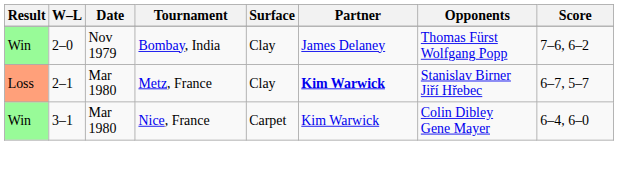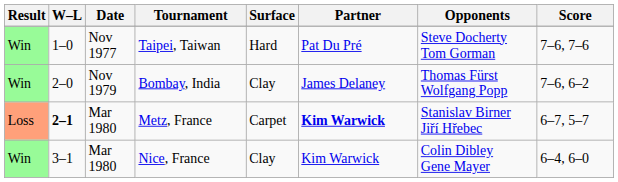+ row: (179, 45)
(62, 83) normal -> (62, 120) bold
(262, 83) Clay -> (268, 120) Carpet
(268, 120) Carpet -> (262, 158) Clay
